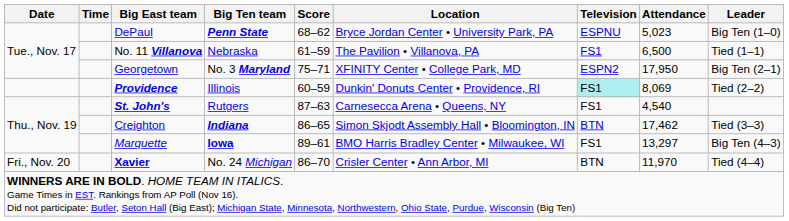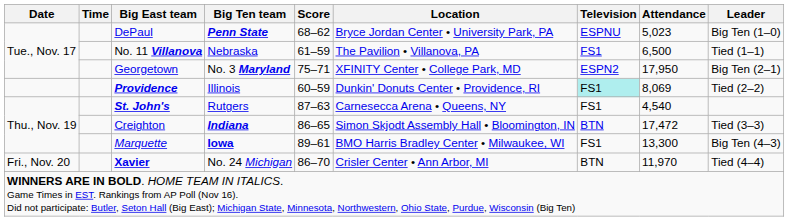(660, 125) 17,462 -> (660, 125) 17,472
(660, 144) 13,297 -> (660, 144) 13,300
